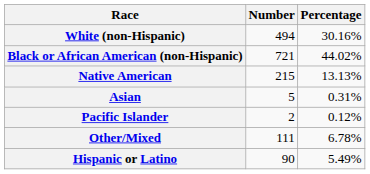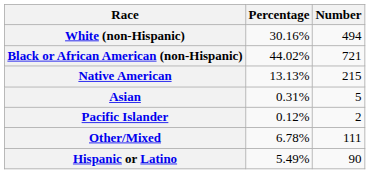columns swapped: (272, 14) <-> (331, 14)
